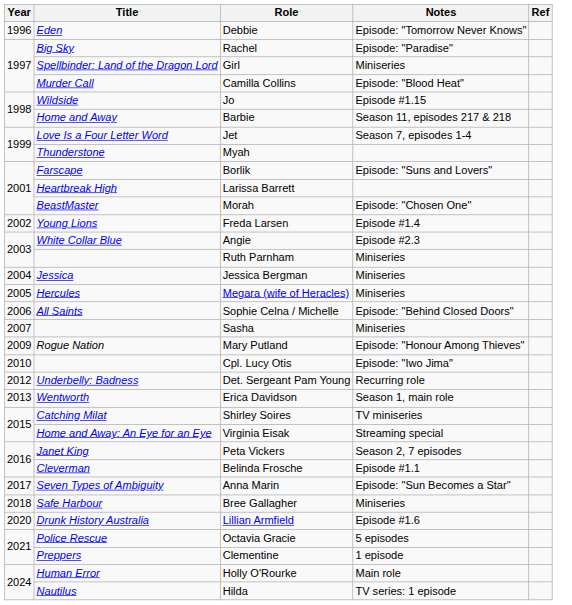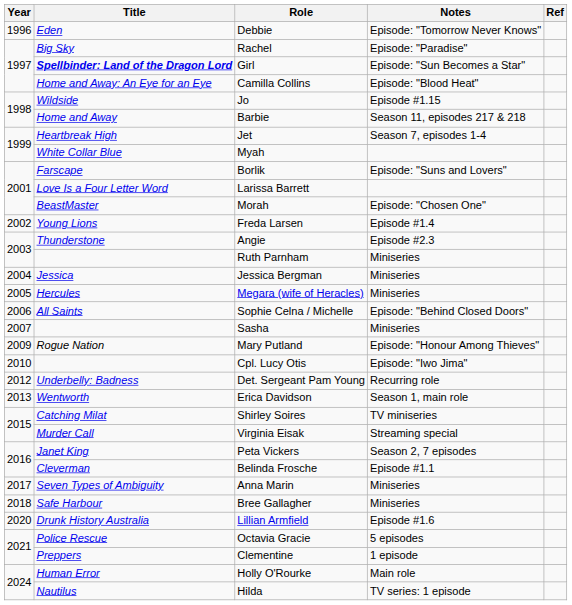(127, 65) normal -> (134, 65) bold
(380, 65) Miniseries -> (448, 65) Episode: "Sun Becomes a Star"
(65, 83) Murder Call -> (124, 83) Home and Away: An Eye for an Eye
(102, 135) Love Is a Four Letter Word -> (77, 135) Heartbreak High
(71, 153) Thunderstone -> (79, 153) White Collar Blue
(77, 188) Heartbreak High -> (102, 188) Love Is a Four Letter Word
(79, 240) White Collar Blue -> (71, 240) Thunderstone
(124, 433) Home and Away: An Eye for an Eye -> (65, 433) Murder Call
(433, 485) Episode: "Sun Becomes a Star" -> (395, 485) Miniseries
